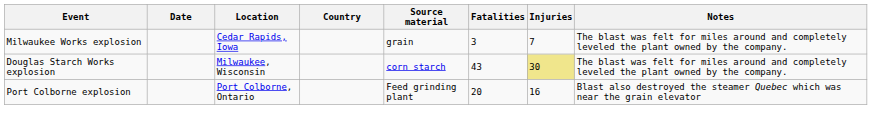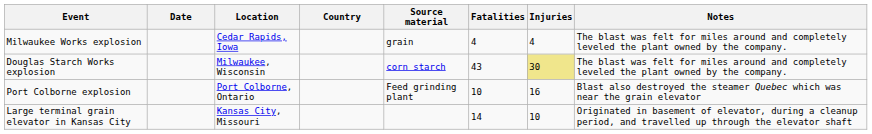(474, 42) 3 -> (474, 42) 4
(532, 42) 7 -> (532, 42) 4
(476, 92) 20 -> (476, 92) 10
+ row: (69, 117)
